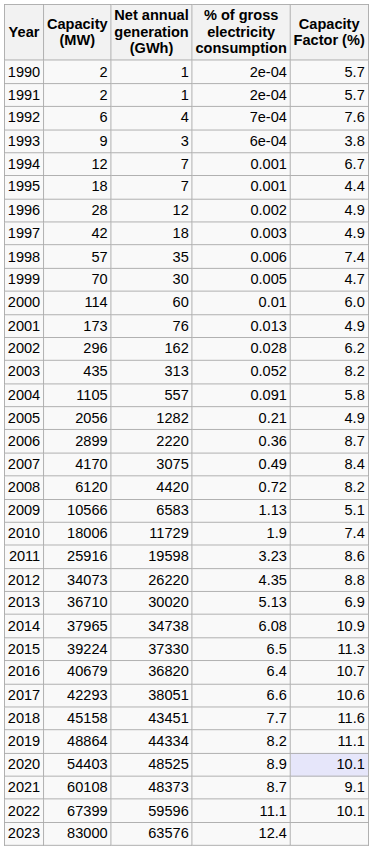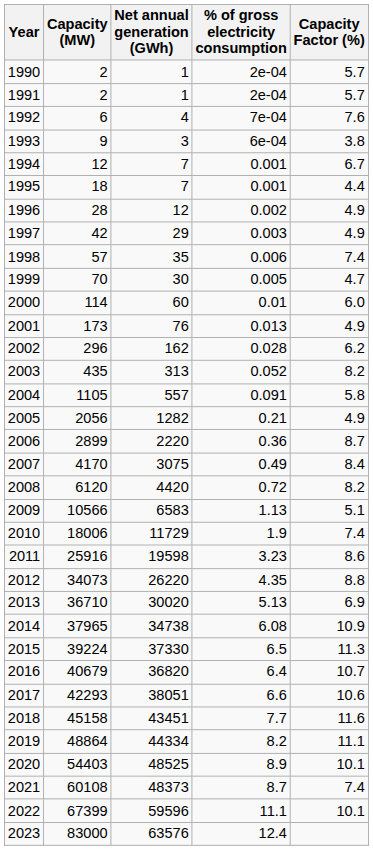(181, 233) 18 -> (181, 233) 29
(351, 764) lavender background -> (351, 764) no background
(355, 787) 9.1 -> (355, 787) 7.4
